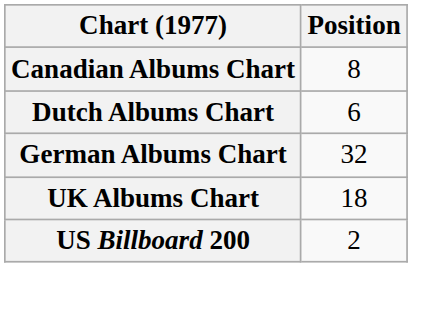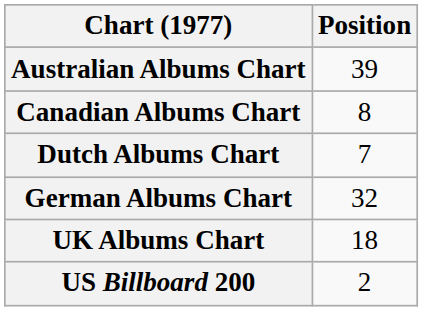+ row: (158, 68)
(354, 111) 6 -> (365, 154) 7
